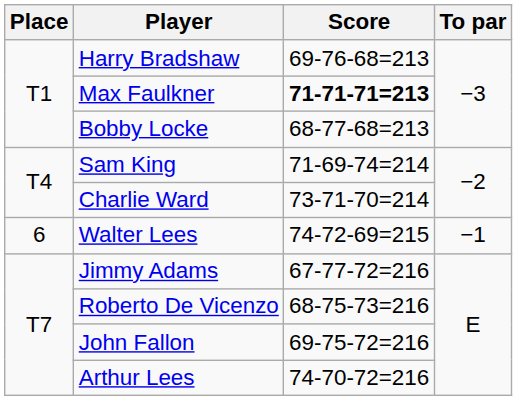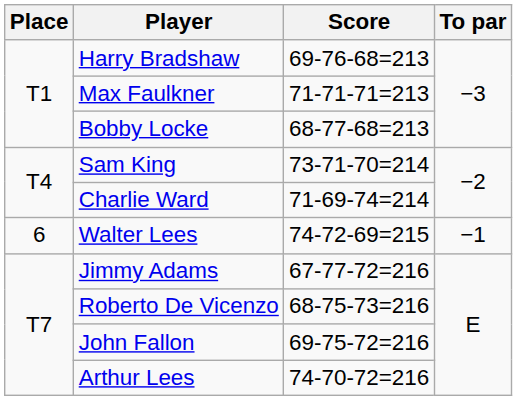(359, 93) bold -> (359, 93) normal
(359, 164) 71-69-74=214 -> (359, 164) 73-71-70=214
(359, 199) 73-71-70=214 -> (359, 199) 71-69-74=214
